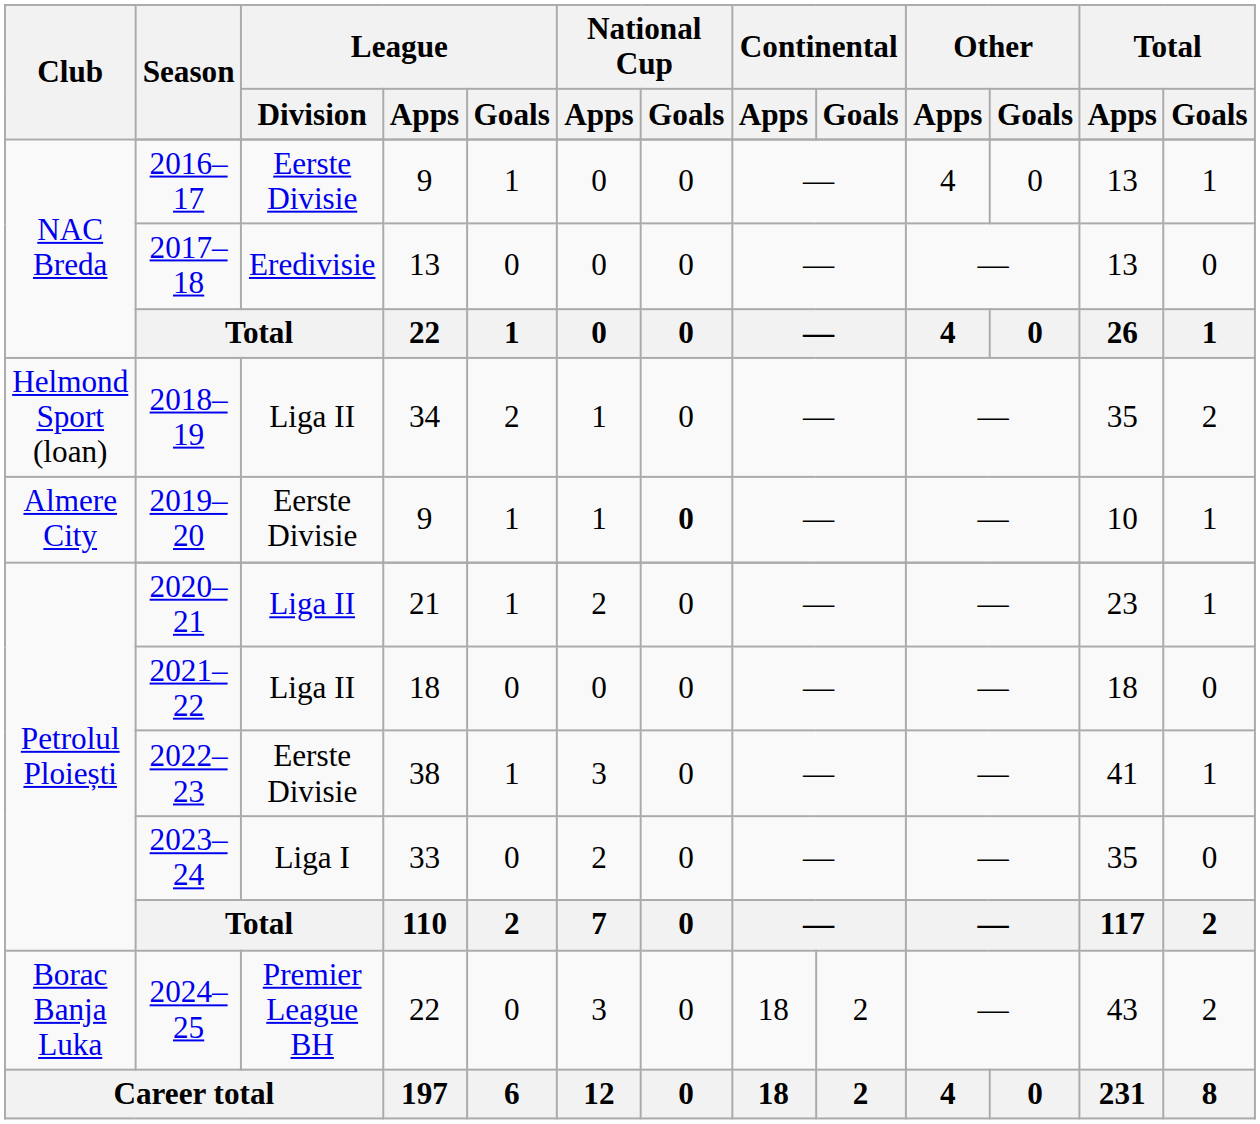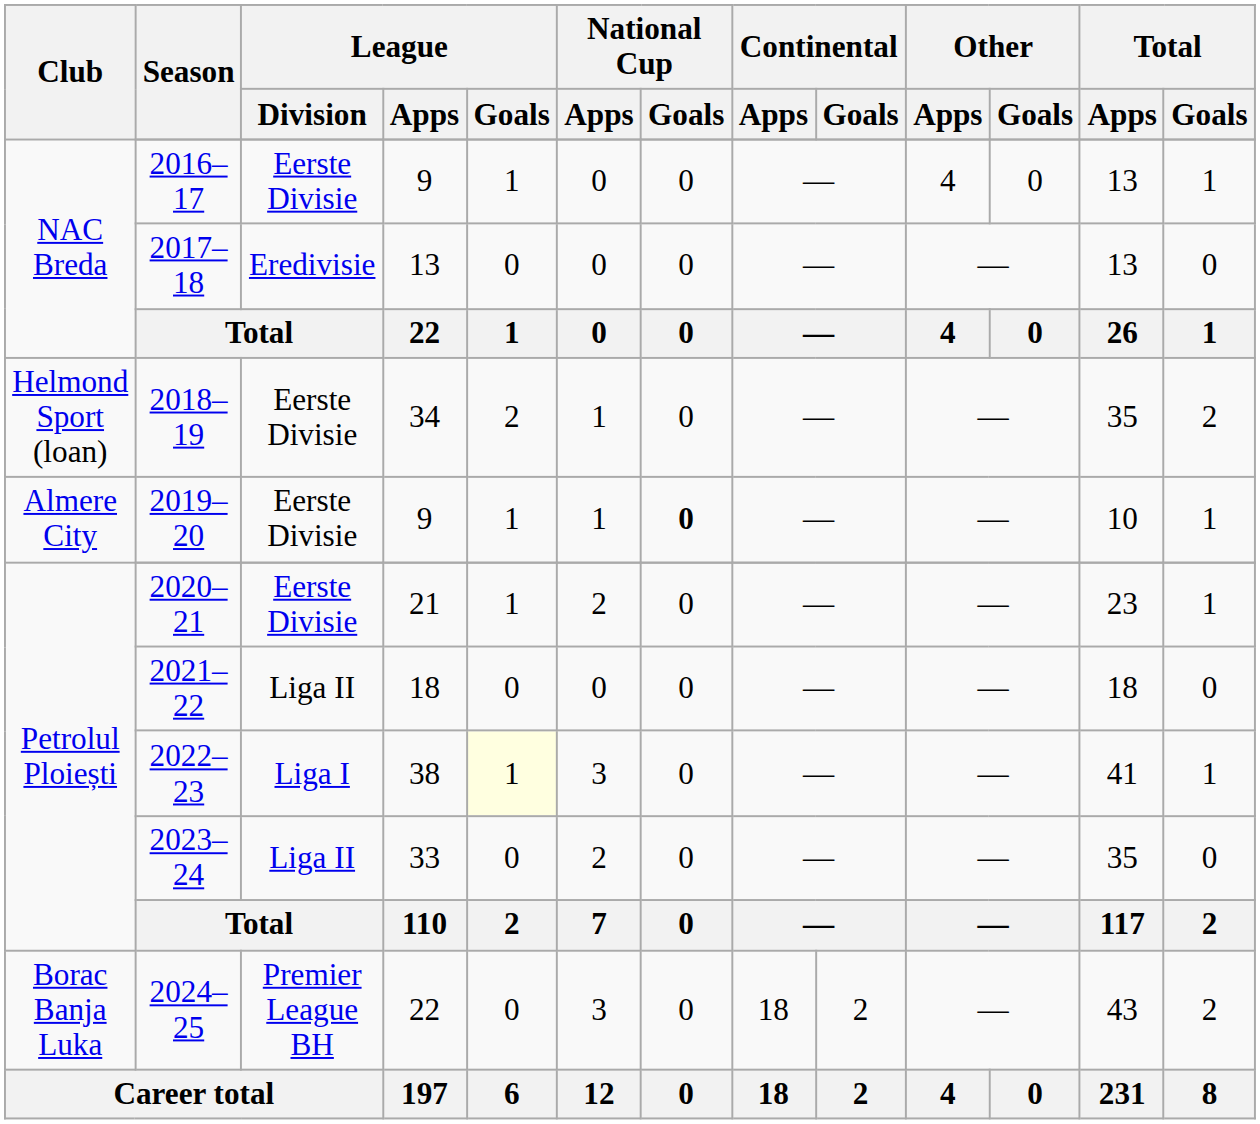(312, 417) Liga II -> (312, 417) Eerste Divisie
(312, 603) Liga II -> (312, 603) Eerste Divisie
(312, 772) Eerste Divisie -> (312, 772) Liga I
(512, 772) no background -> (512, 772) lightyellow background
(312, 857) Liga I -> (312, 857) Liga II
